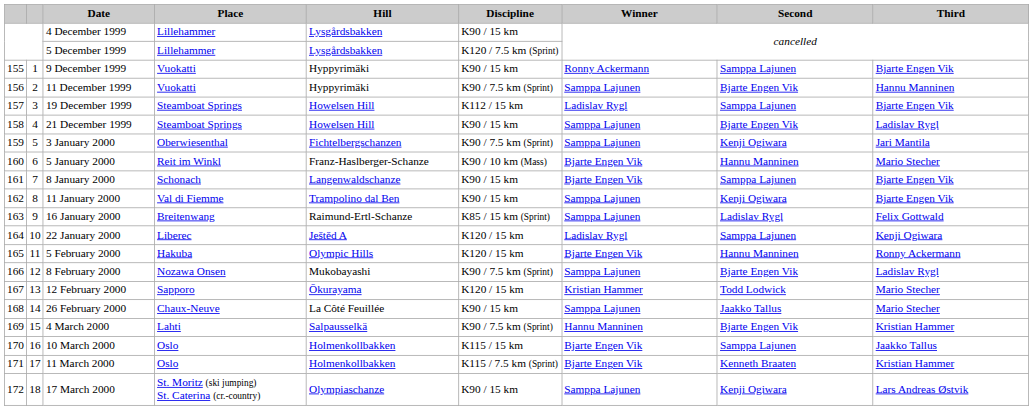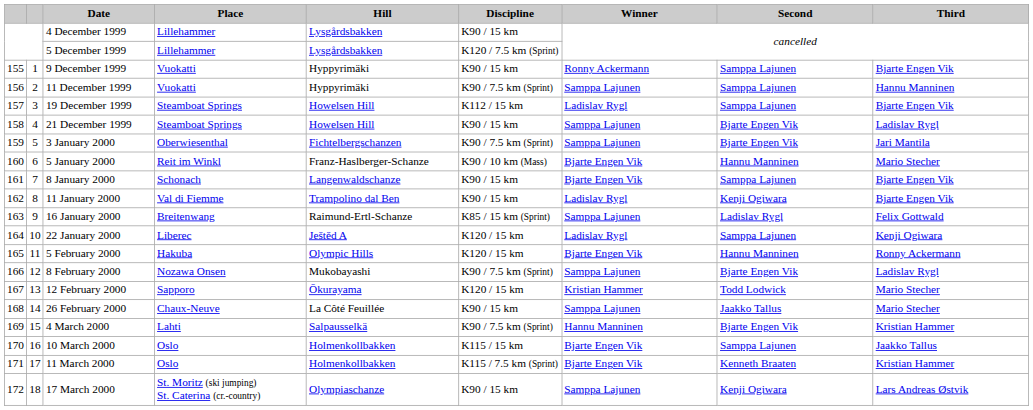(759, 87) Bjarte Engen Vik -> (758, 87) Samppa Lajunen
(753, 142) Kenji Ogiwara -> (759, 142) Bjarte Engen Vik
(602, 197) Samppa Lajunen -> (596, 197) Ladislav Rygl
